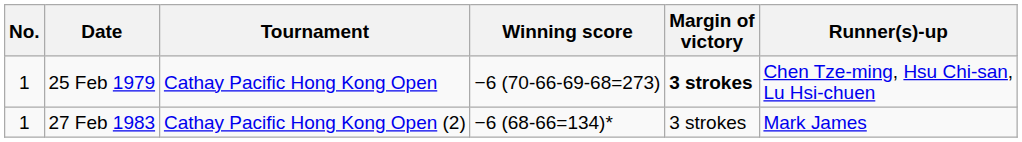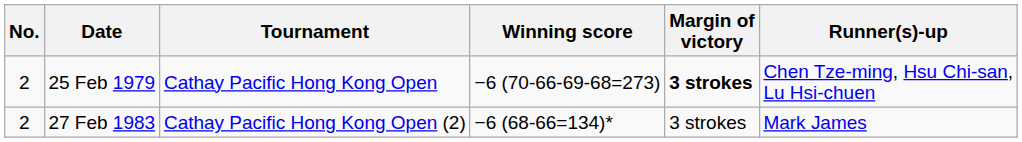(24, 82) 1 -> (24, 82) 2
(24, 123) 1 -> (24, 123) 2
